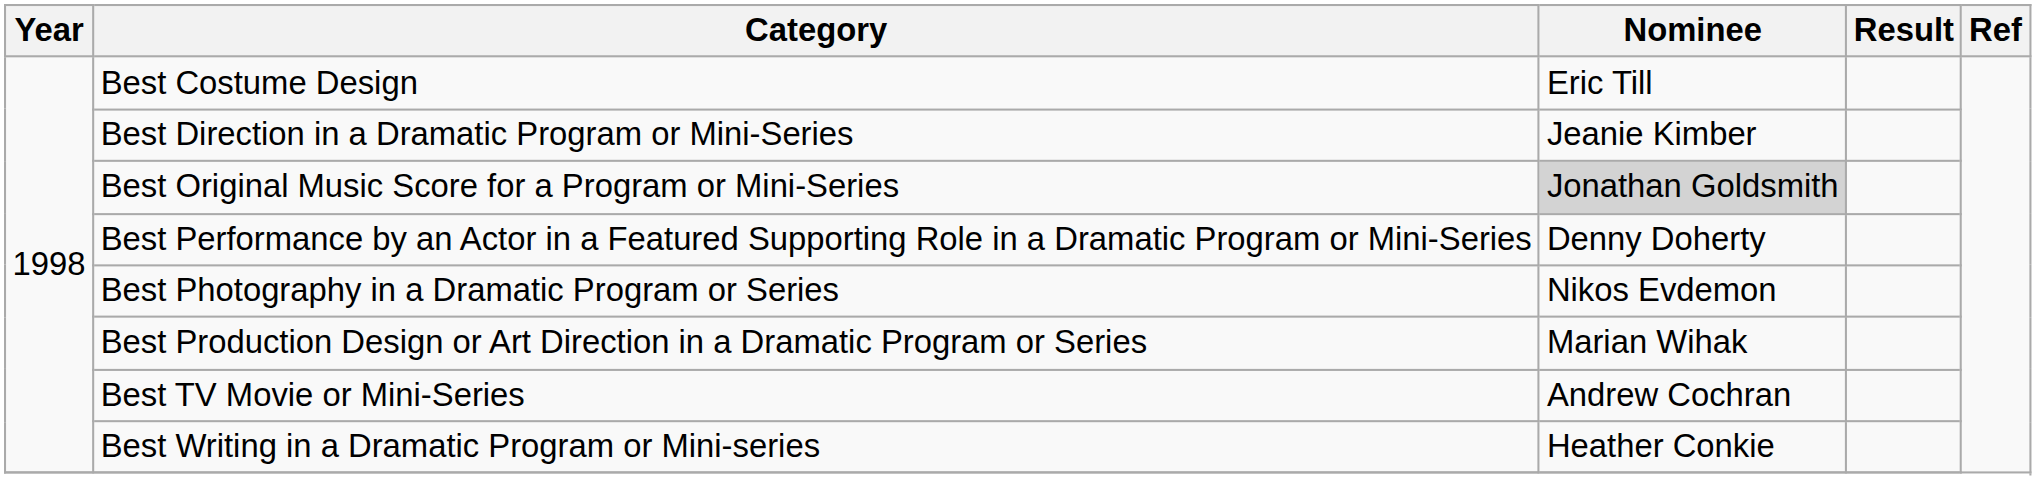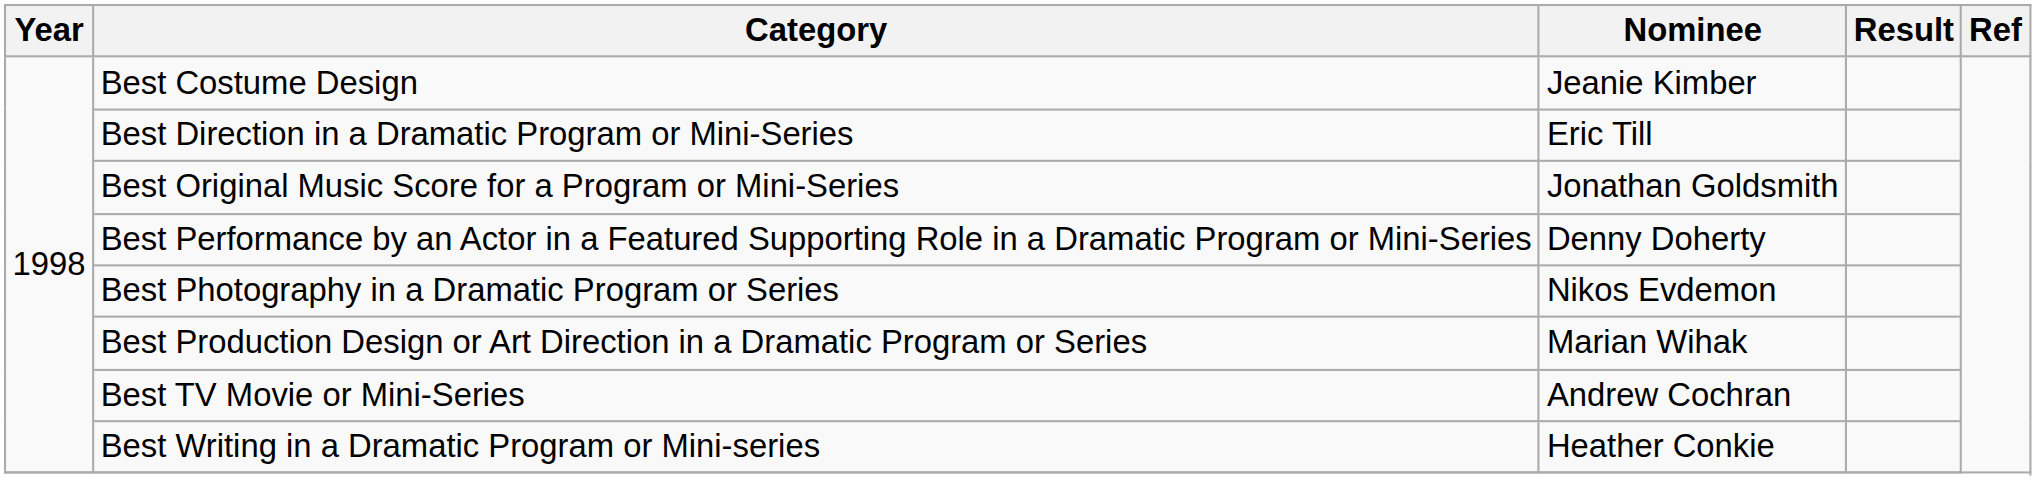(1600, 82) Eric Till -> (1652, 82) Jeanie Kimber
(1652, 134) Jeanie Kimber -> (1600, 134) Eric Till
(1693, 186) lightgrey background -> (1693, 186) no background
